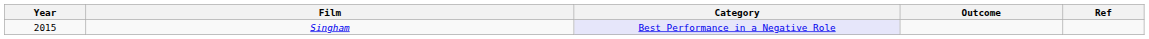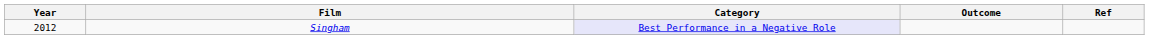(45, 27) 2015 -> (45, 27) 2012
